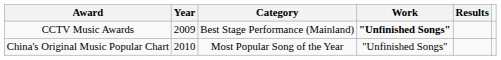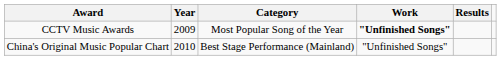(277, 30) Best Stage Performance (Mainland) -> (277, 30) Most Popular Song of the Year
(277, 47) Most Popular Song of the Year -> (277, 47) Best Stage Performance (Mainland)
